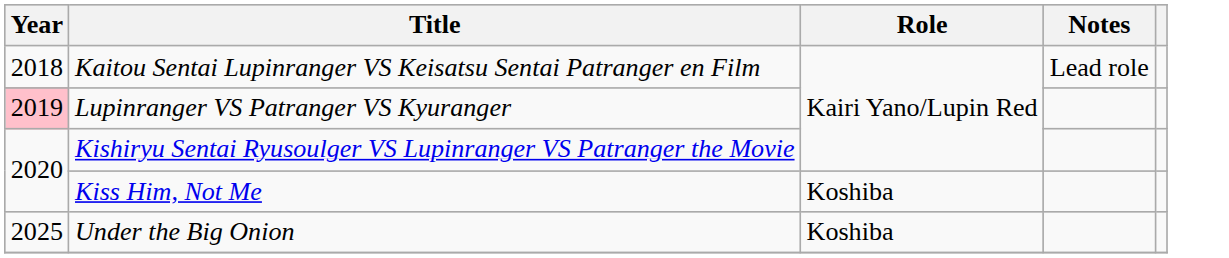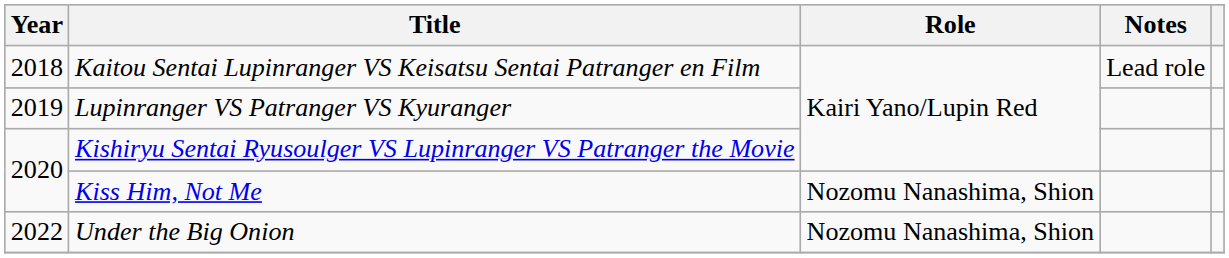(37, 107) pink background -> (37, 107) no background
(850, 190) Koshiba -> (950, 190) Nozomu Nanashima, Shion
(37, 231) 2025 -> (37, 231) 2022
(850, 231) Koshiba -> (950, 231) Nozomu Nanashima, Shion
